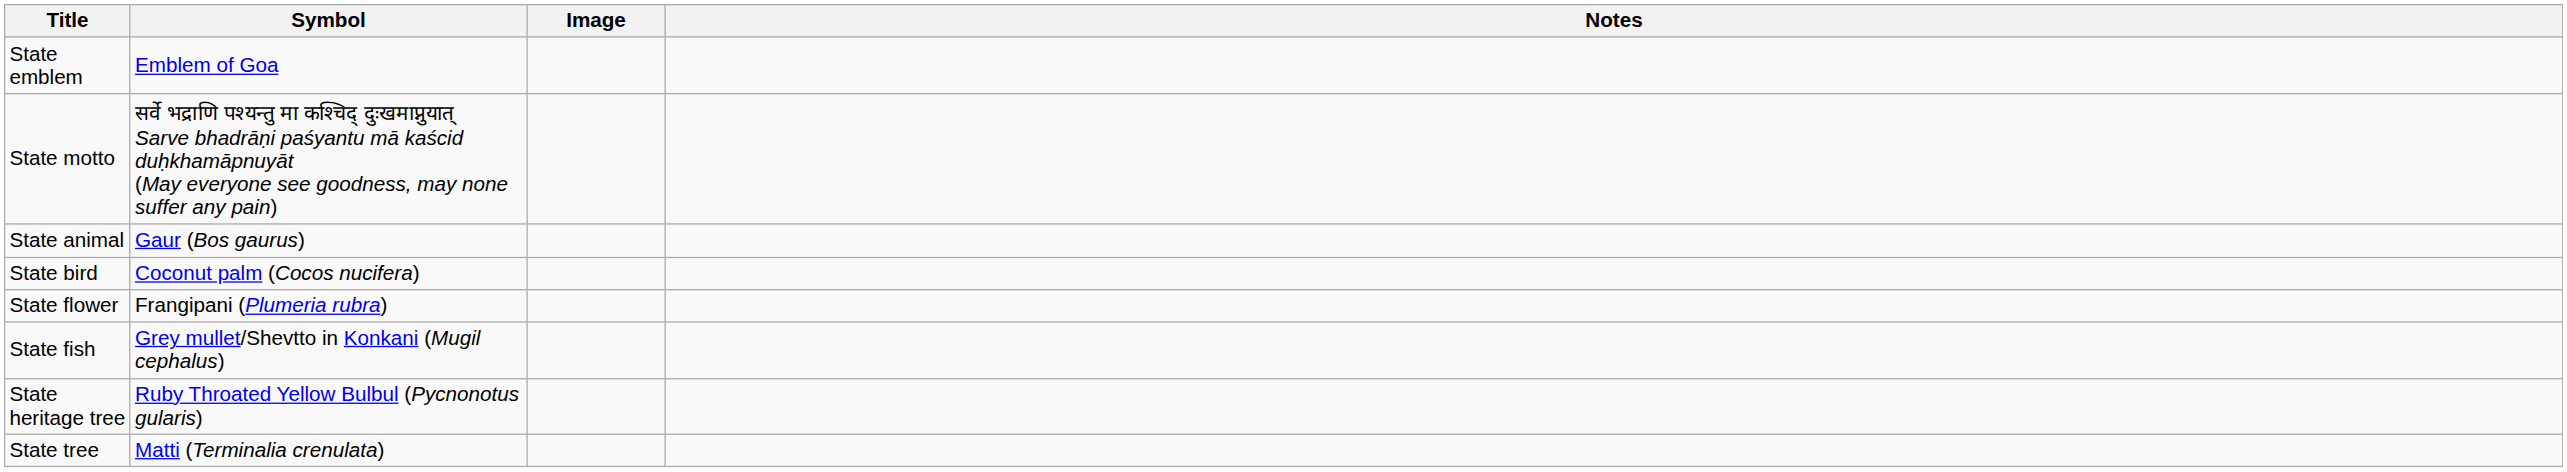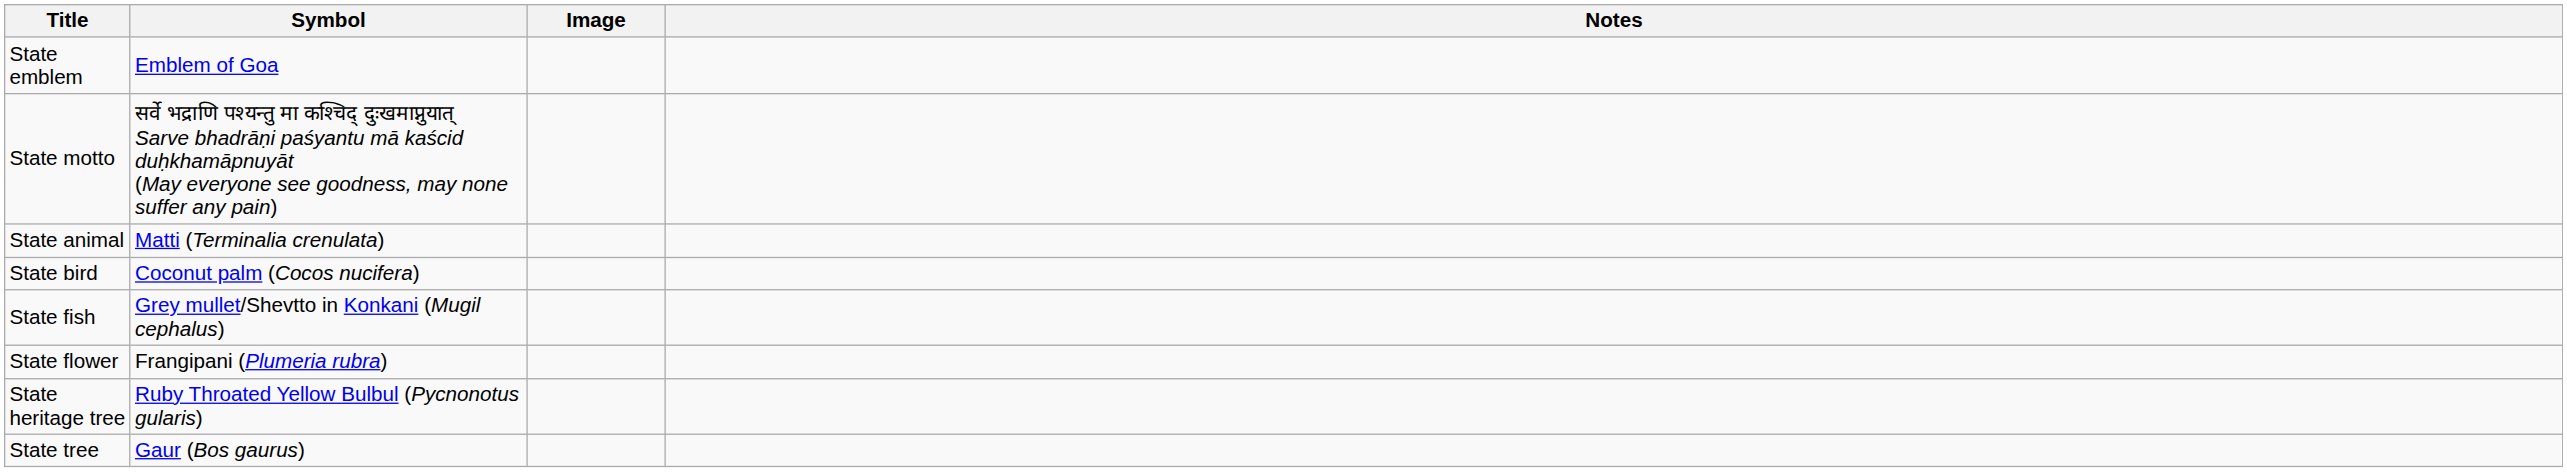(220, 240) Gaur (Bos gaurus) -> (260, 240) Matti (Terminalia crenulata)
rows swapped: (52, 350) <-> (64, 305)
(260, 450) Matti (Terminalia crenulata) -> (220, 450) Gaur (Bos gaurus)
